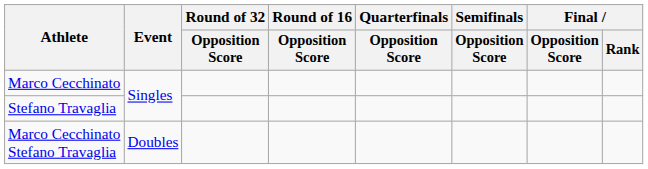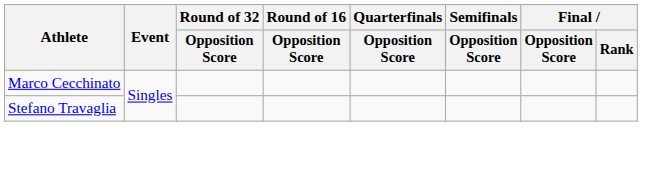- row: (64, 142)
